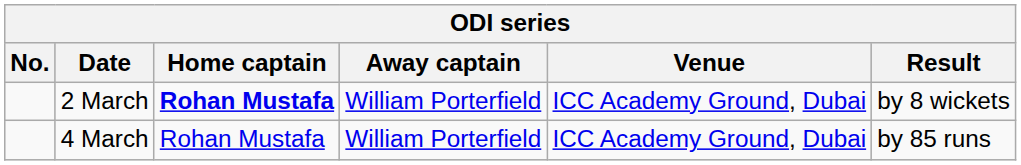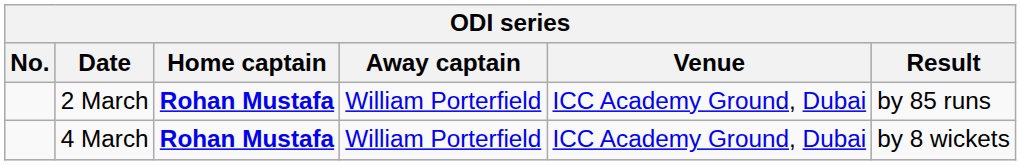(944, 100) by 8 wickets -> (934, 100) by 85 runs
(242, 139) normal -> (247, 139) bold
(934, 139) by 85 runs -> (944, 139) by 8 wickets
